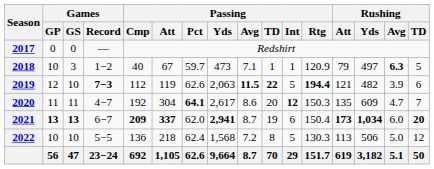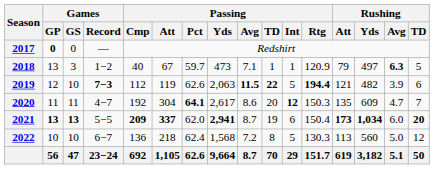(53, 48) normal -> (53, 48) bold
(53, 66) 10 -> (53, 66) 13
(103, 119) 6−7 -> (103, 119) 5−5
(103, 137) 5−5 -> (103, 137) 6−7
(369, 137) 506 -> (369, 137) 560
